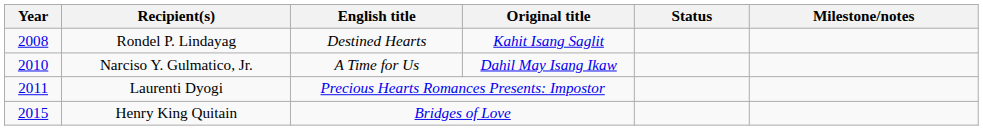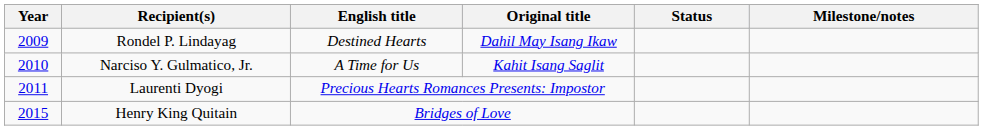(33, 40) 2008 -> (33, 40) 2009
(549, 40) Kahit Isang Saglit -> (549, 40) Dahil May Isang Ikaw
(549, 64) Dahil May Isang Ikaw -> (549, 64) Kahit Isang Saglit
